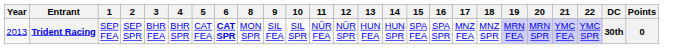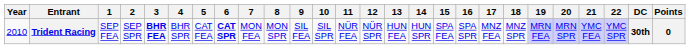+ column: (251, 11)
(17, 31) 2013 -> (17, 31) 2010
(156, 31) normal -> (156, 31) bold
